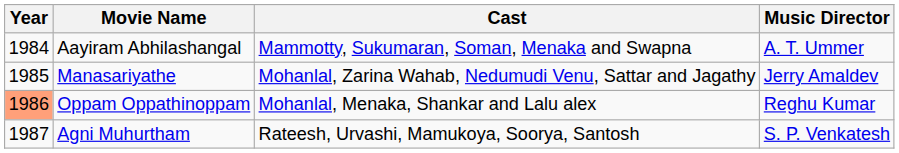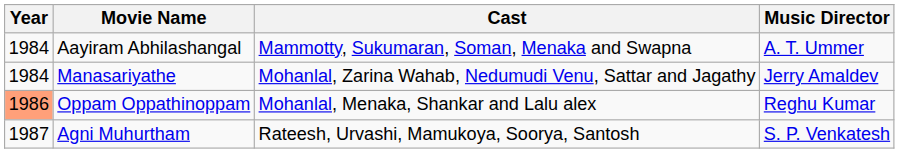(29, 76) 1985 -> (29, 76) 1984
